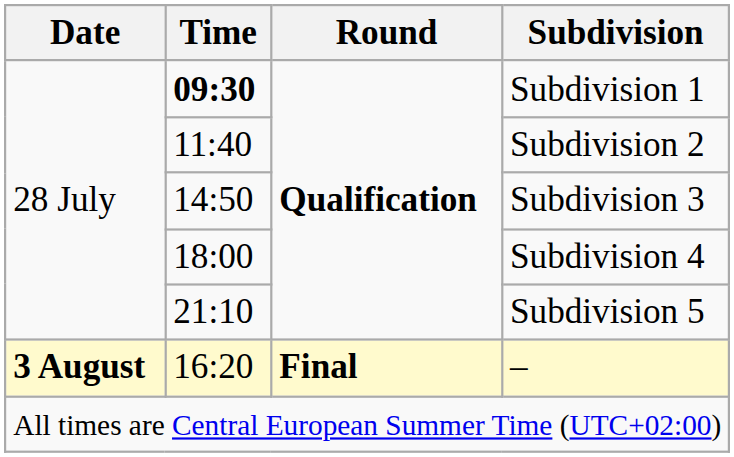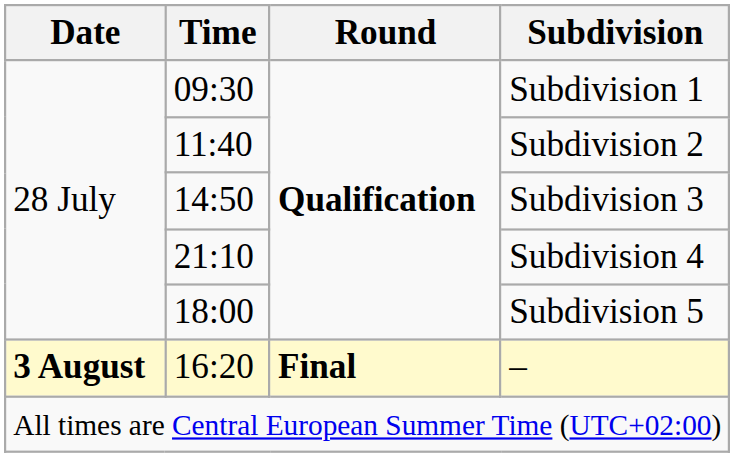(214, 88) bold -> (214, 88) normal
(213, 255) 18:00 -> (214, 255) 21:10
(213, 311) 21:10 -> (214, 311) 18:00
